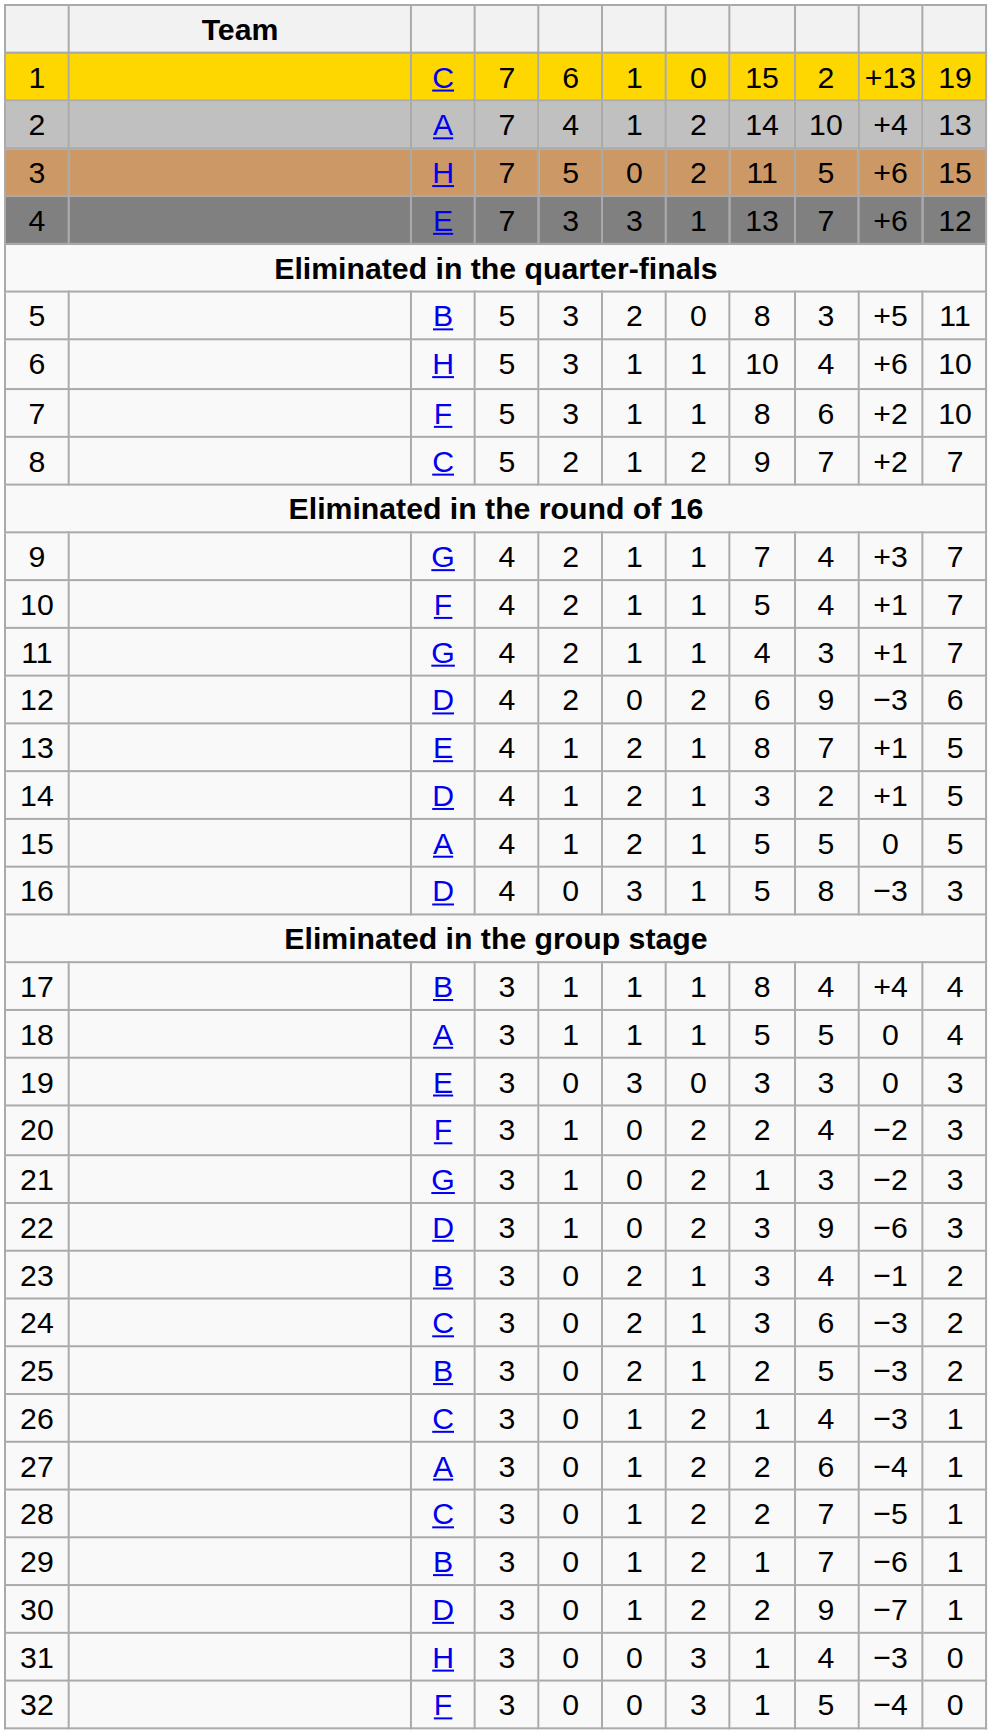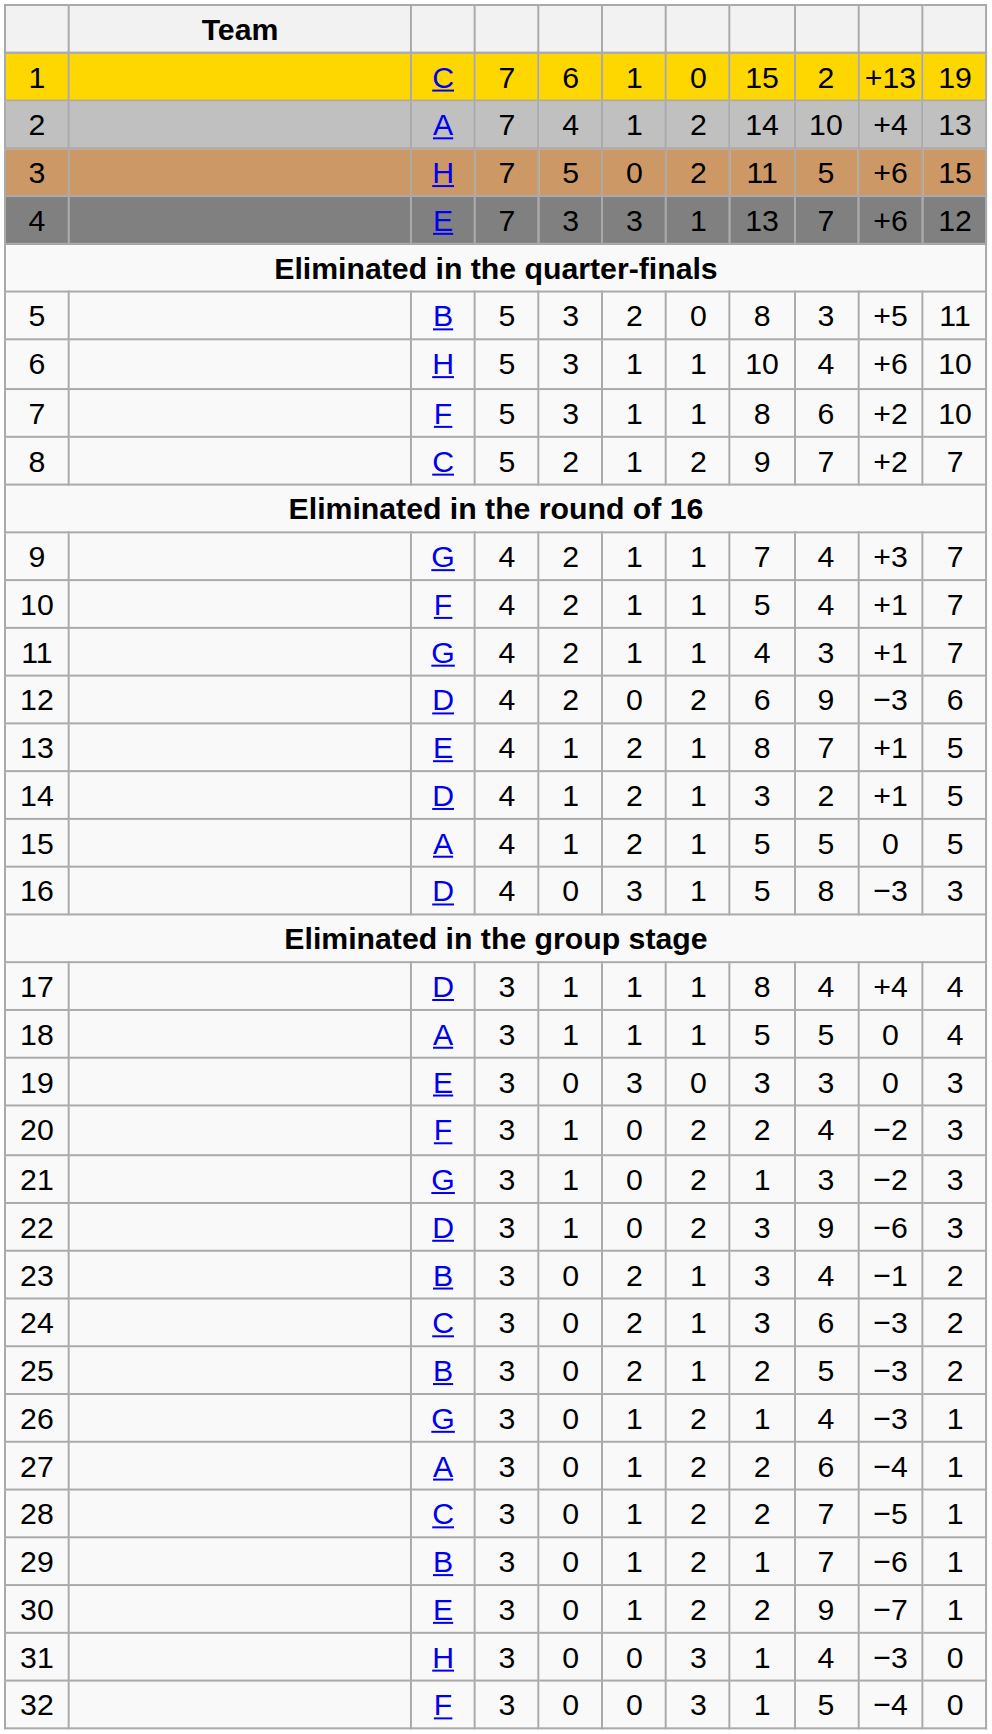(443, 987) B -> (443, 987) D
(443, 1418) C -> (443, 1418) G
(443, 1609) D -> (443, 1609) E
